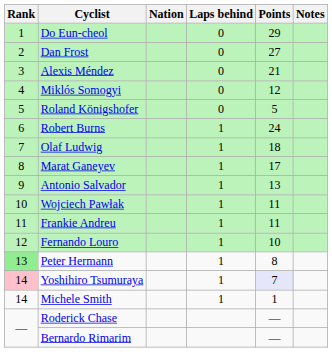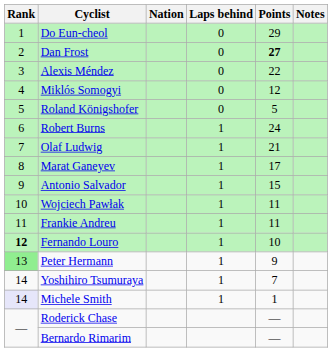(274, 52) normal -> (274, 52) bold
(274, 71) 21 -> (274, 71) 22
(274, 147) 18 -> (274, 147) 21
(274, 185) 13 -> (274, 185) 15
(21, 242) normal -> (21, 242) bold
(274, 261) 8 -> (274, 261) 9
(21, 280) pink background -> (21, 280) no background
(274, 280) lavender background -> (274, 280) no background
(21, 299) no background -> (21, 299) lavender background
